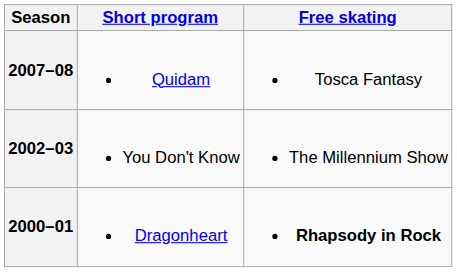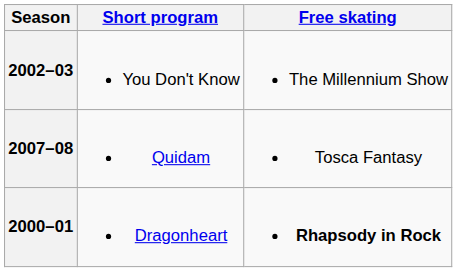rows swapped: (41, 70) <-> (41, 148)
